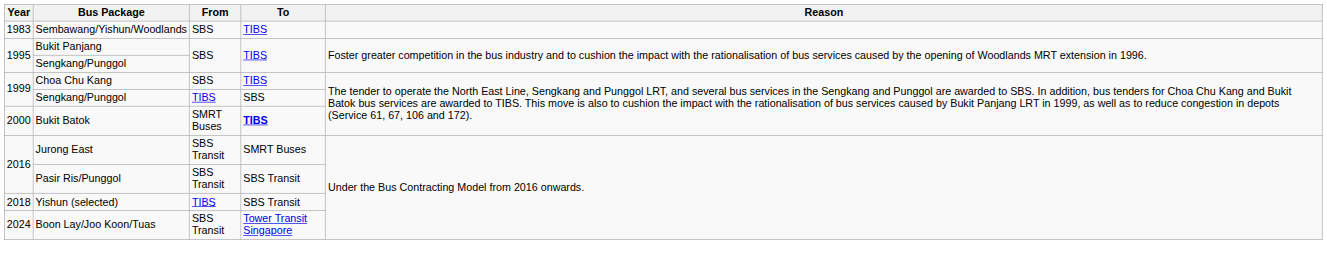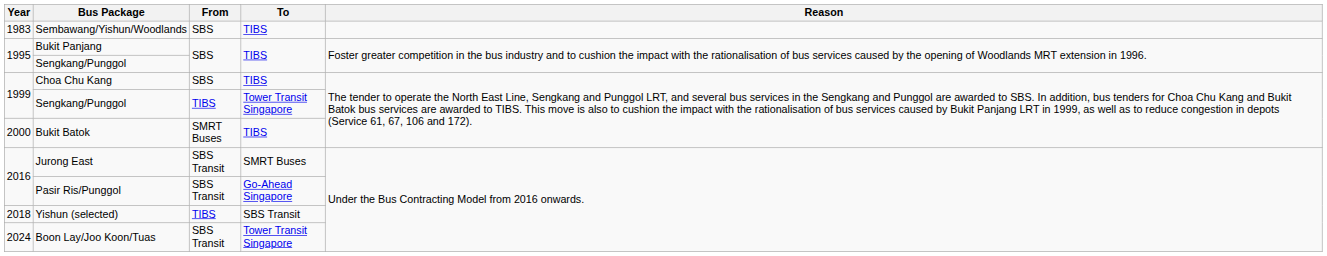(254, 98) SBS -> (275, 104) Tower Transit Singapore
(255, 121) bold -> (255, 133) normal
(272, 179) SBS Transit -> (268, 191) Go-Ahead Singapore
